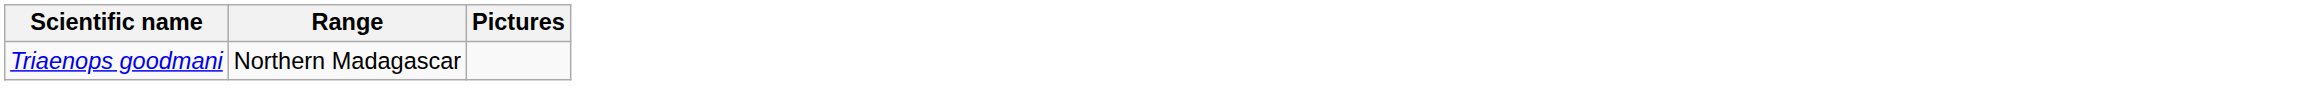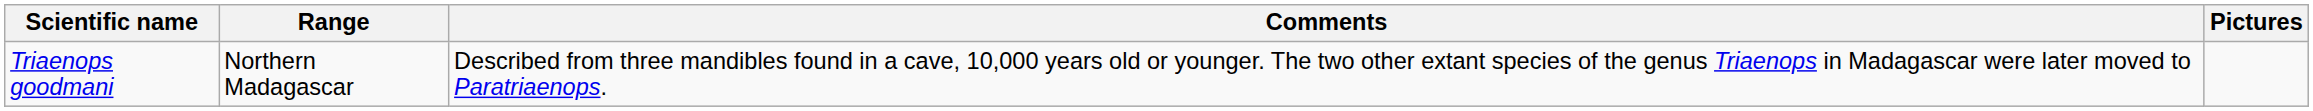+ column: (1327, 23)
